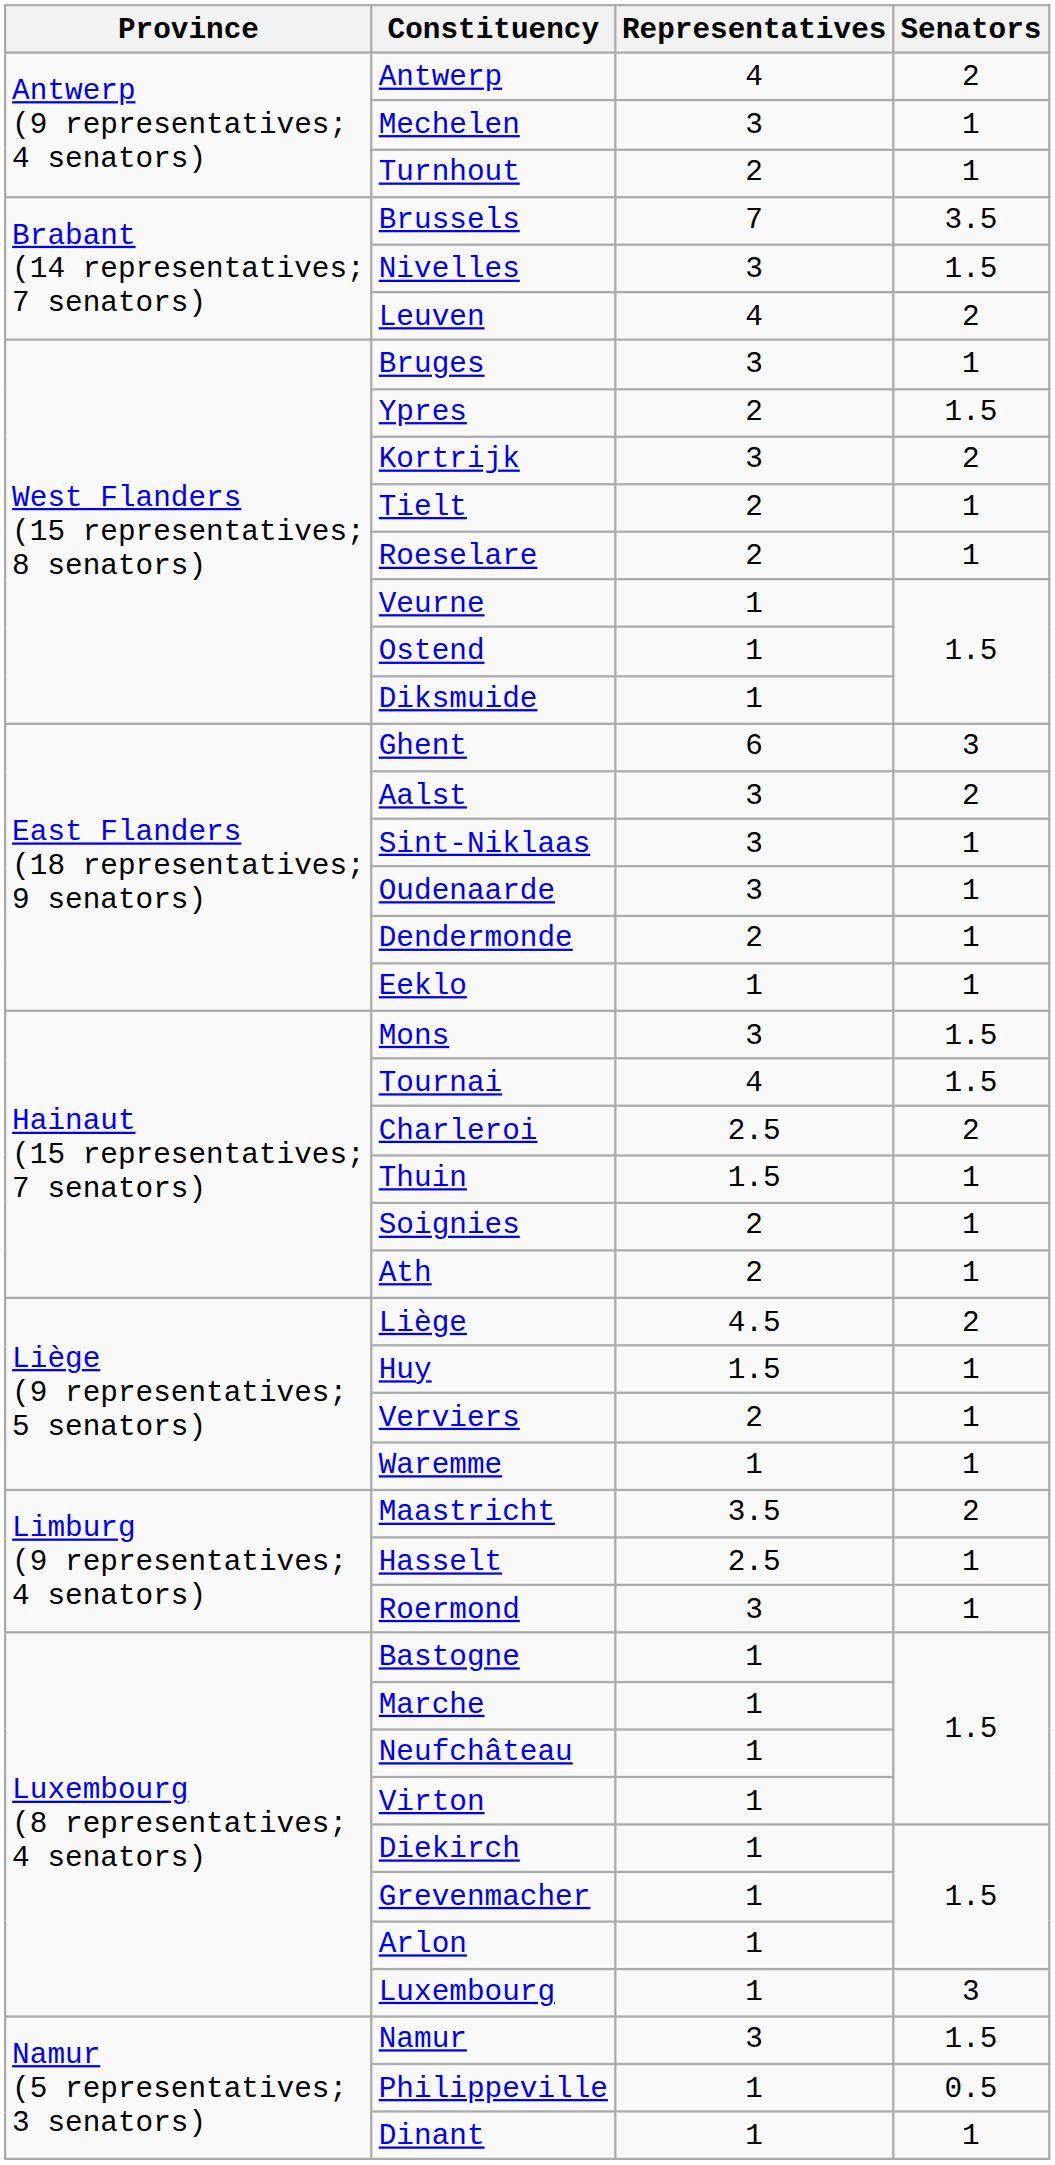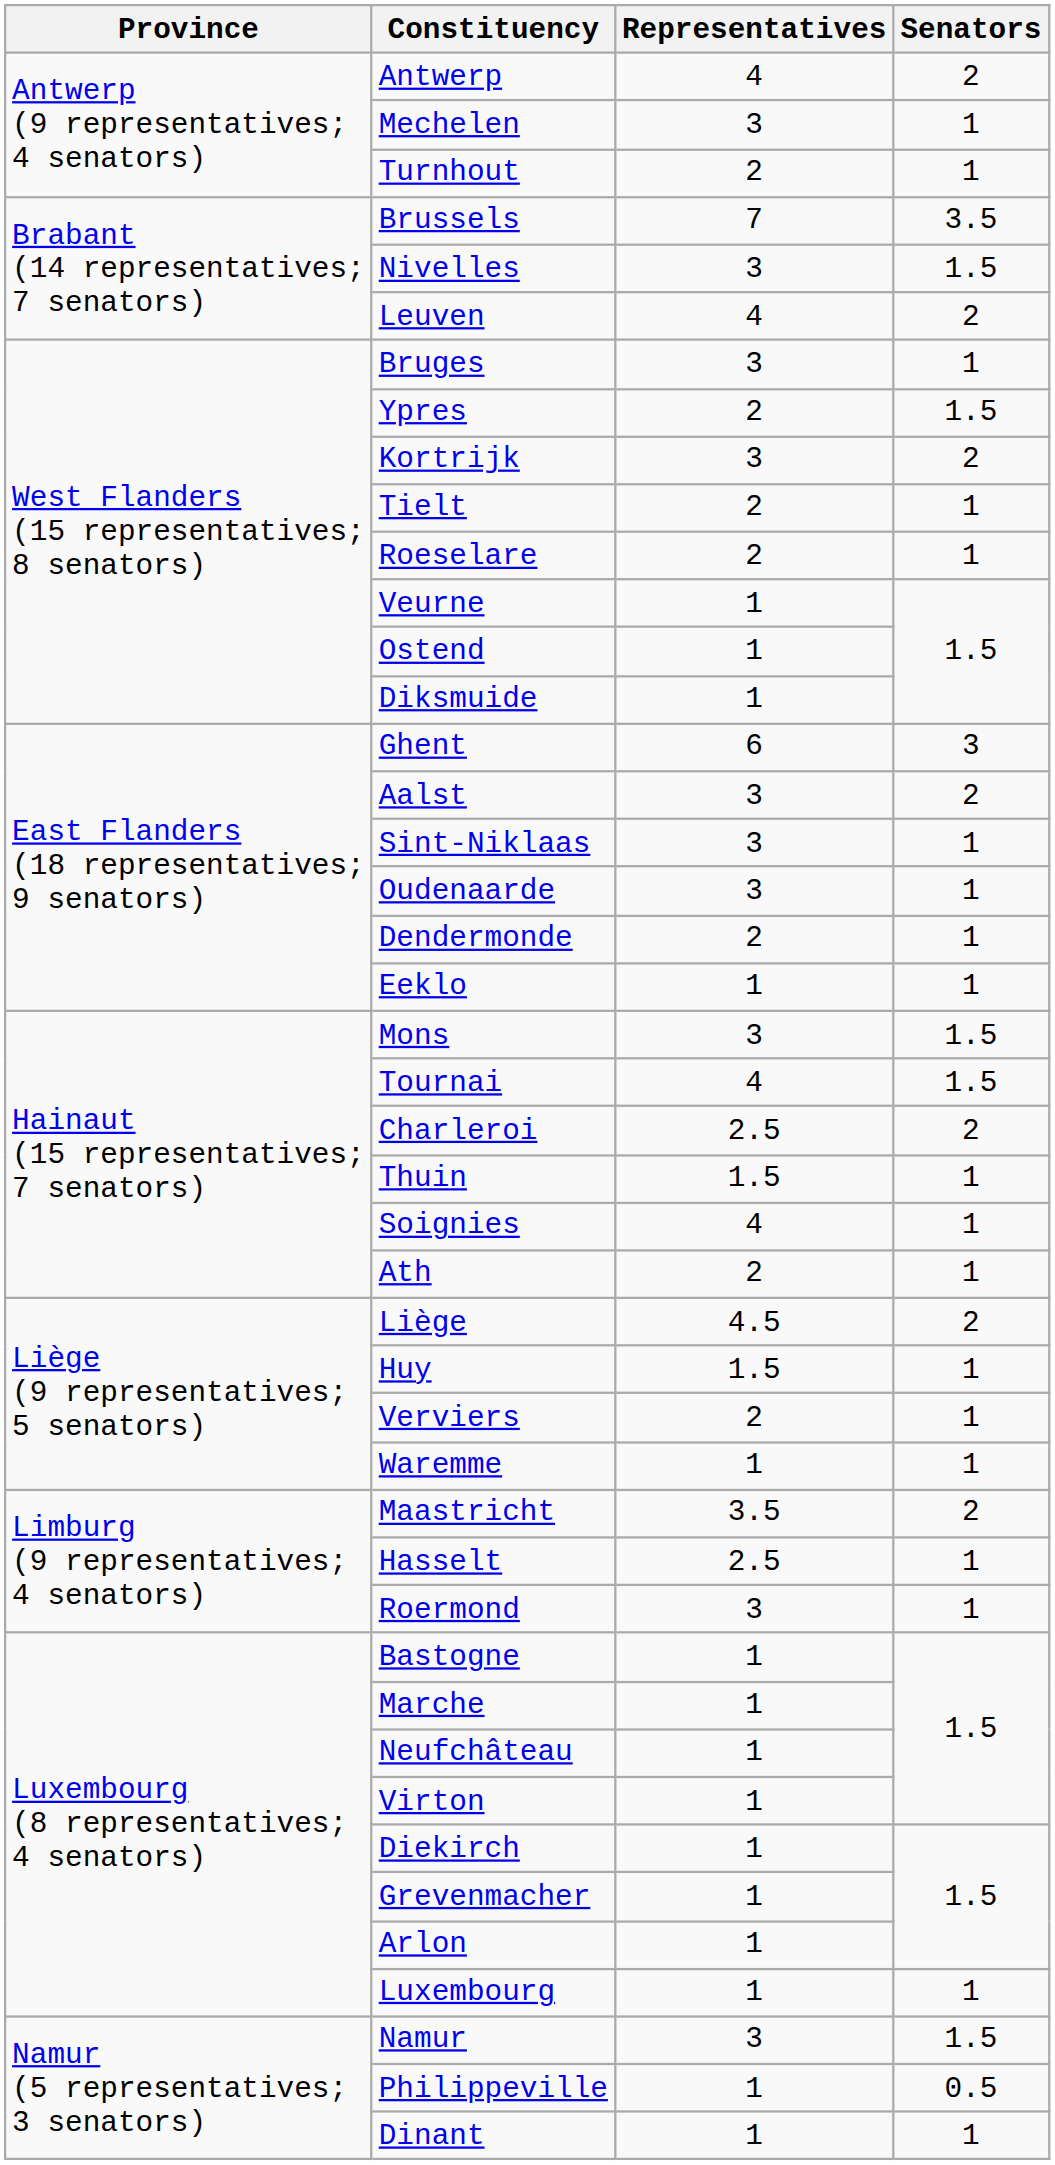(754, 1226) 2 -> (754, 1226) 4
(971, 1992) 3 -> (971, 1992) 1
